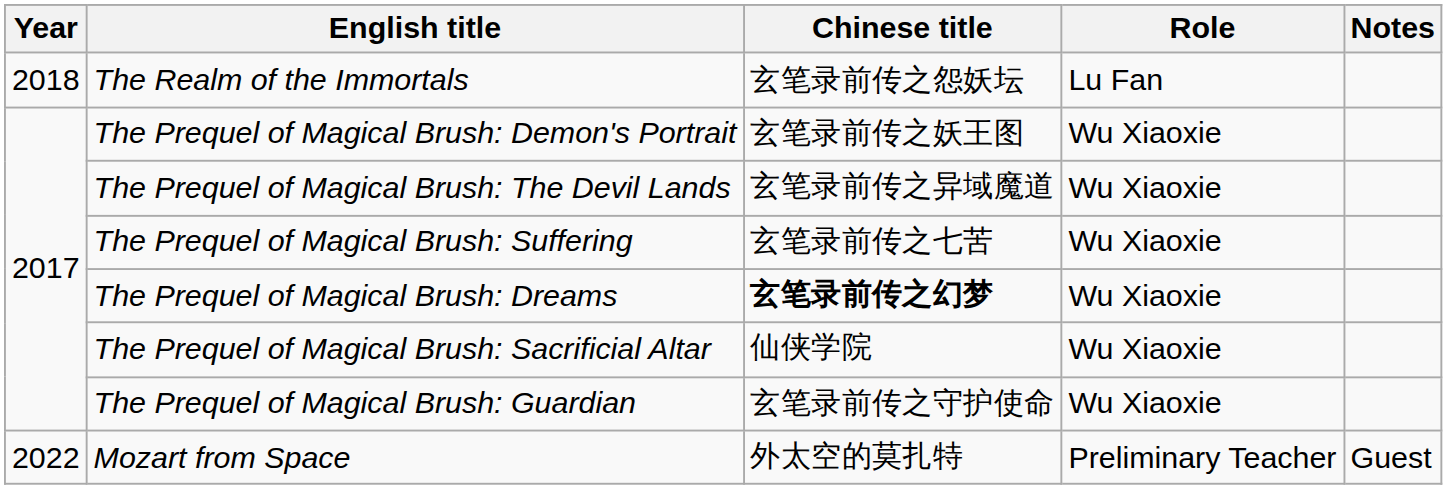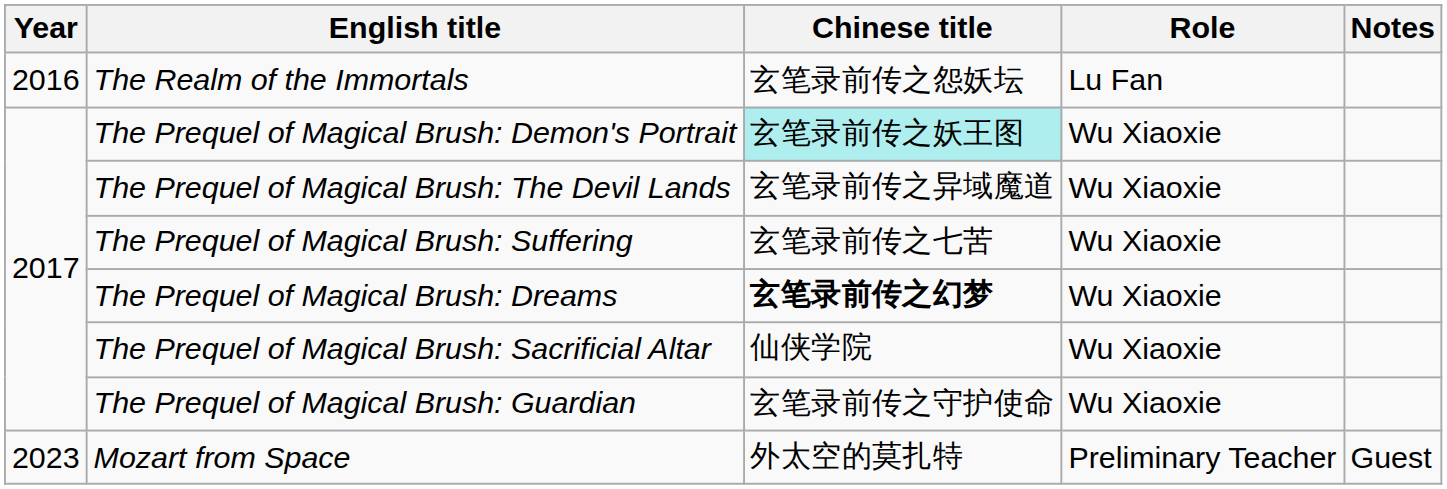(46, 79) 2018 -> (46, 79) 2016
(887, 132) no background -> (887, 132) paleturquoise background
(46, 457) 2022 -> (46, 457) 2023
